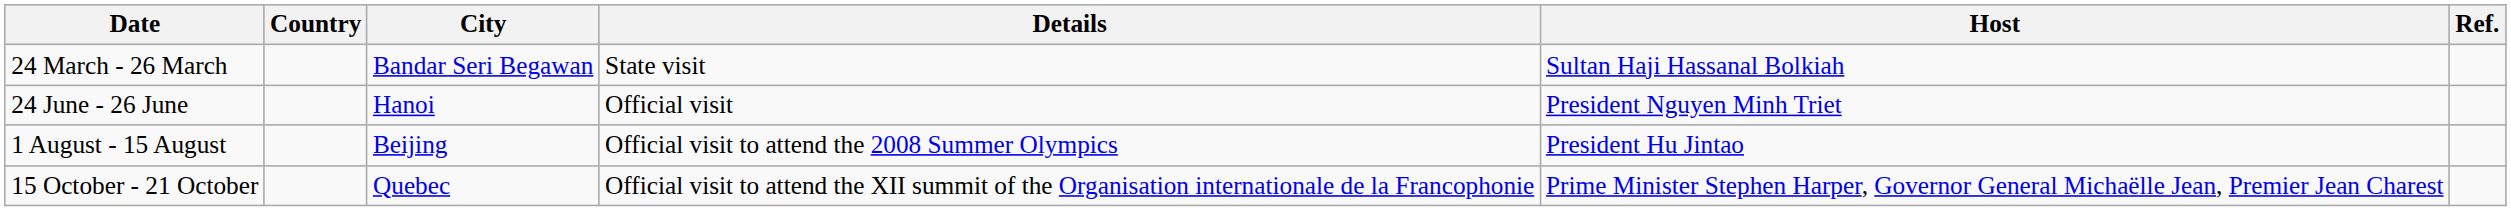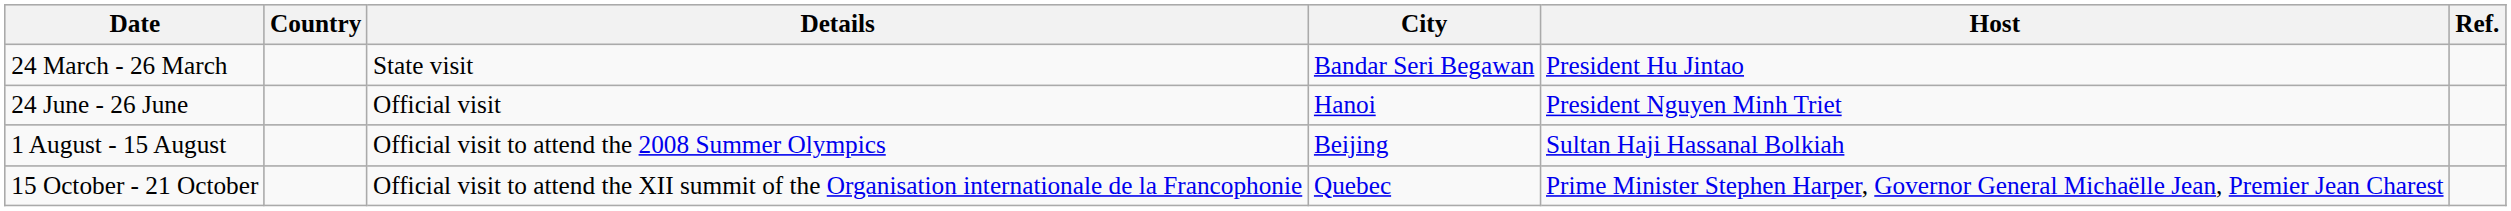columns swapped: (483, 24) <-> (1070, 24)
(1695, 64) Sultan Haji Hassanal Bolkiah -> (1645, 64) President Hu Jintao
(1645, 144) President Hu Jintao -> (1695, 144) Sultan Haji Hassanal Bolkiah
